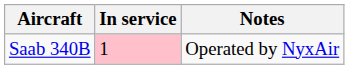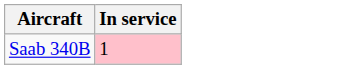- column: (262, 19)
